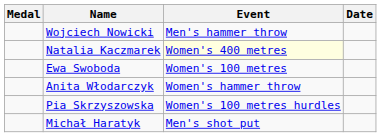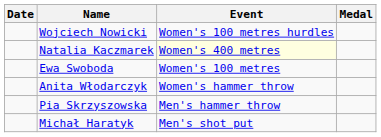columns swapped: (24, 14) <-> (360, 14)
(226, 32) Men's hammer throw -> (247, 32) Women's 100 metres hurdles
(253, 105) Women's 100 metres hurdles -> (220, 105) Men's hammer throw
